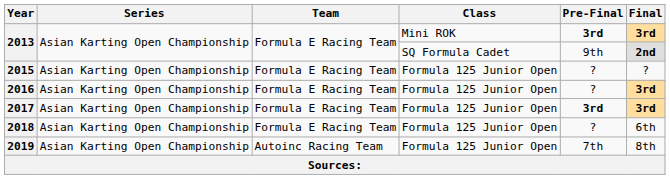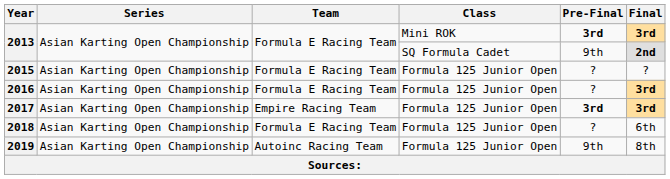(325, 108) Formula E Racing Team -> (315, 108) Empire Racing Team
(593, 146) 7th -> (593, 146) 9th
